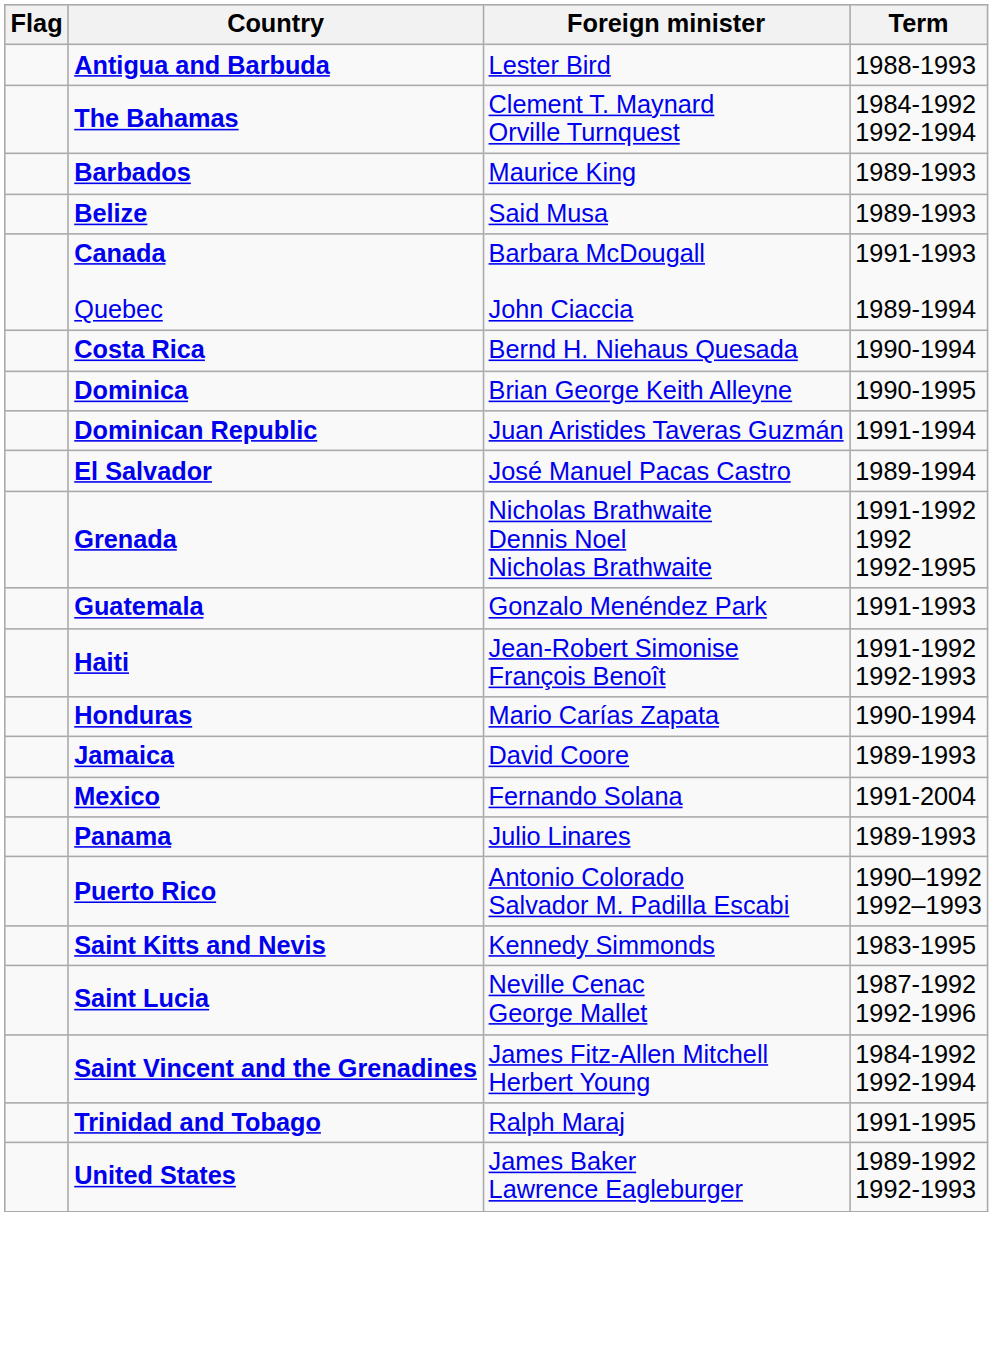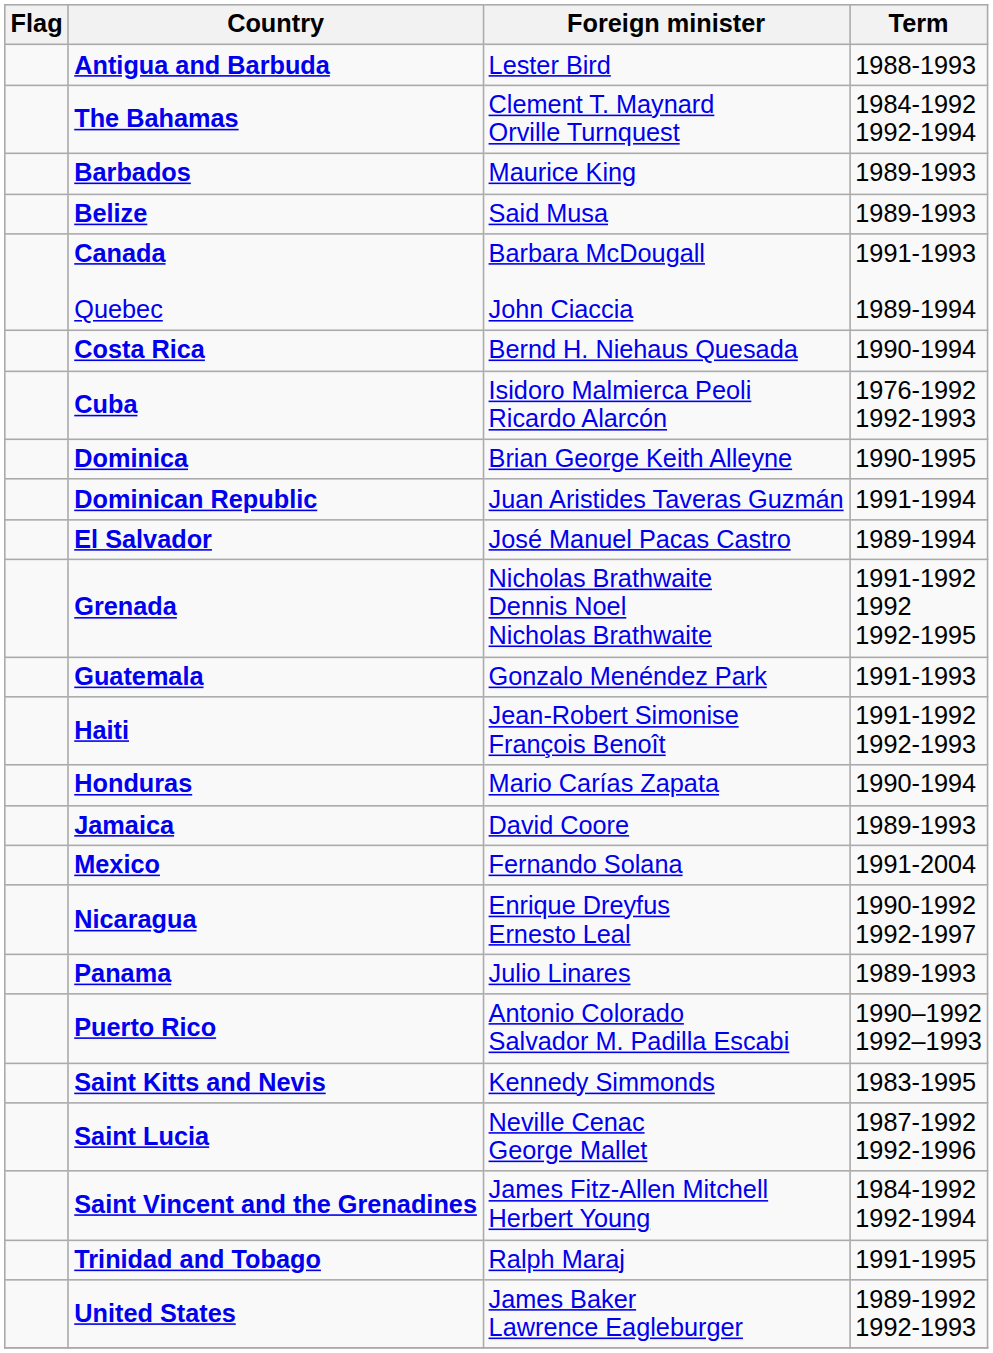+ row: (106, 404)
+ row: (135, 919)
